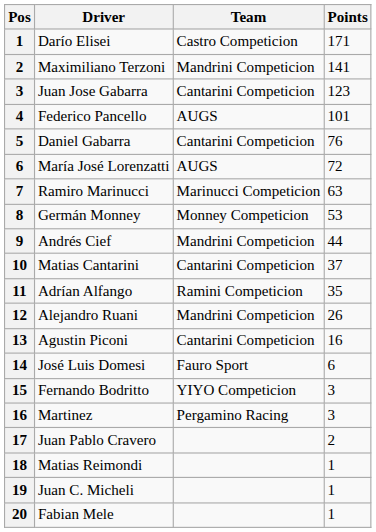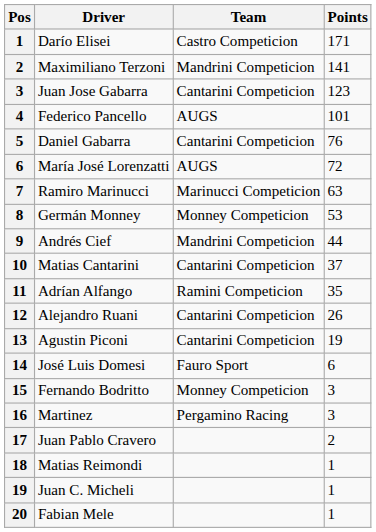(246, 315) Mandrini Competicion -> (246, 315) Cantarini Competicion
(335, 340) 16 -> (335, 340) 19
(236, 390) YIYO Competicion -> (243, 390) Monney Competicion
